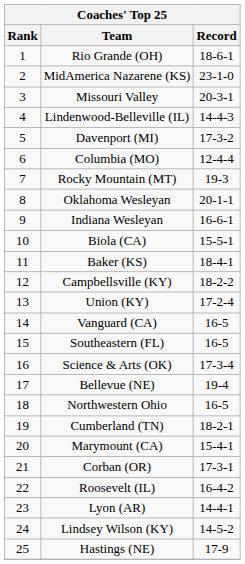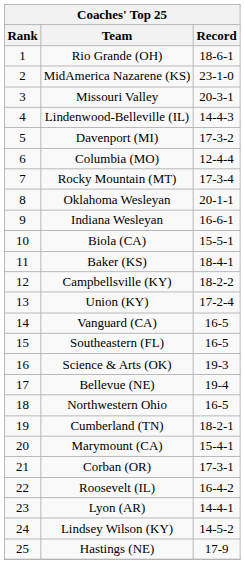(217, 179) 19-3 -> (217, 179) 17-3-4
(217, 364) 17-3-4 -> (217, 364) 19-3
